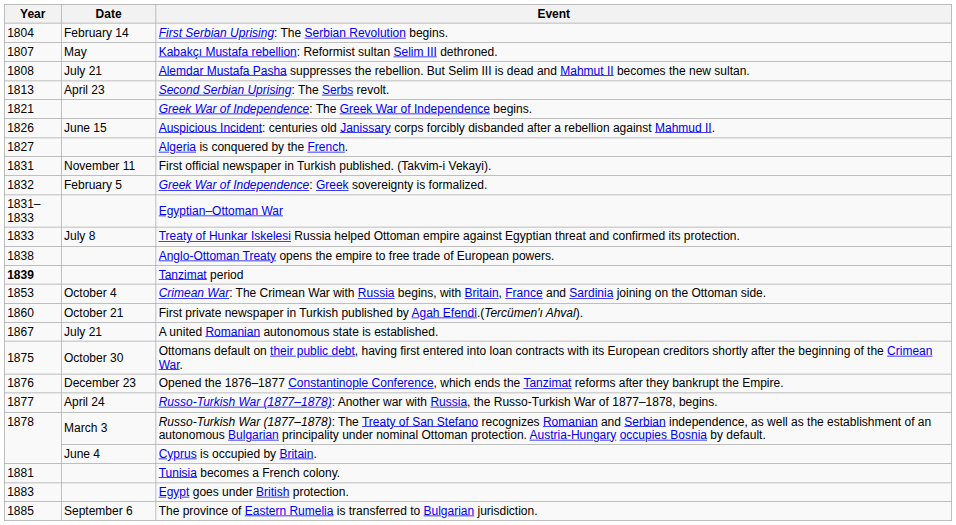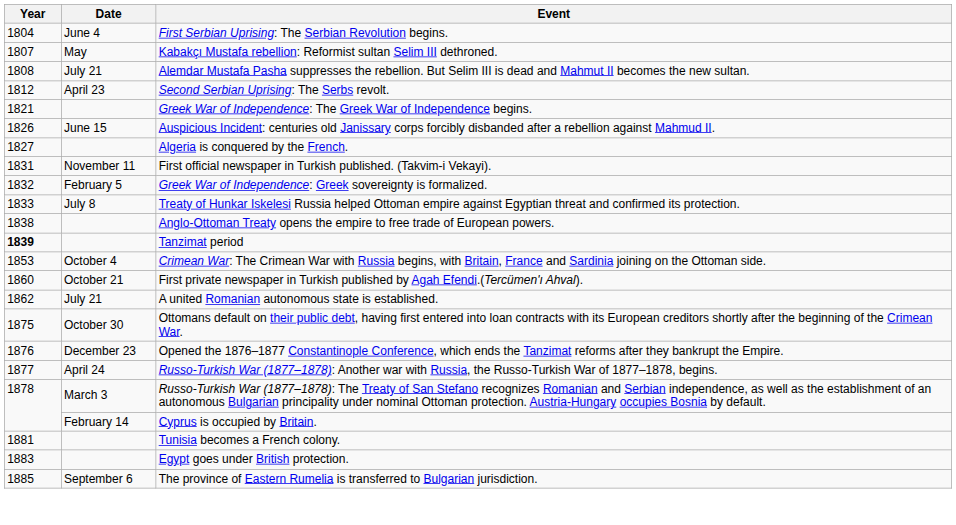(96, 33) February 14 -> (82, 33) June 4
(20, 90) 1813 -> (20, 90) 1812
- row: (221, 211)
(20, 332) 1867 -> (20, 299) 1862
(82, 454) June 4 -> (96, 421) February 14
